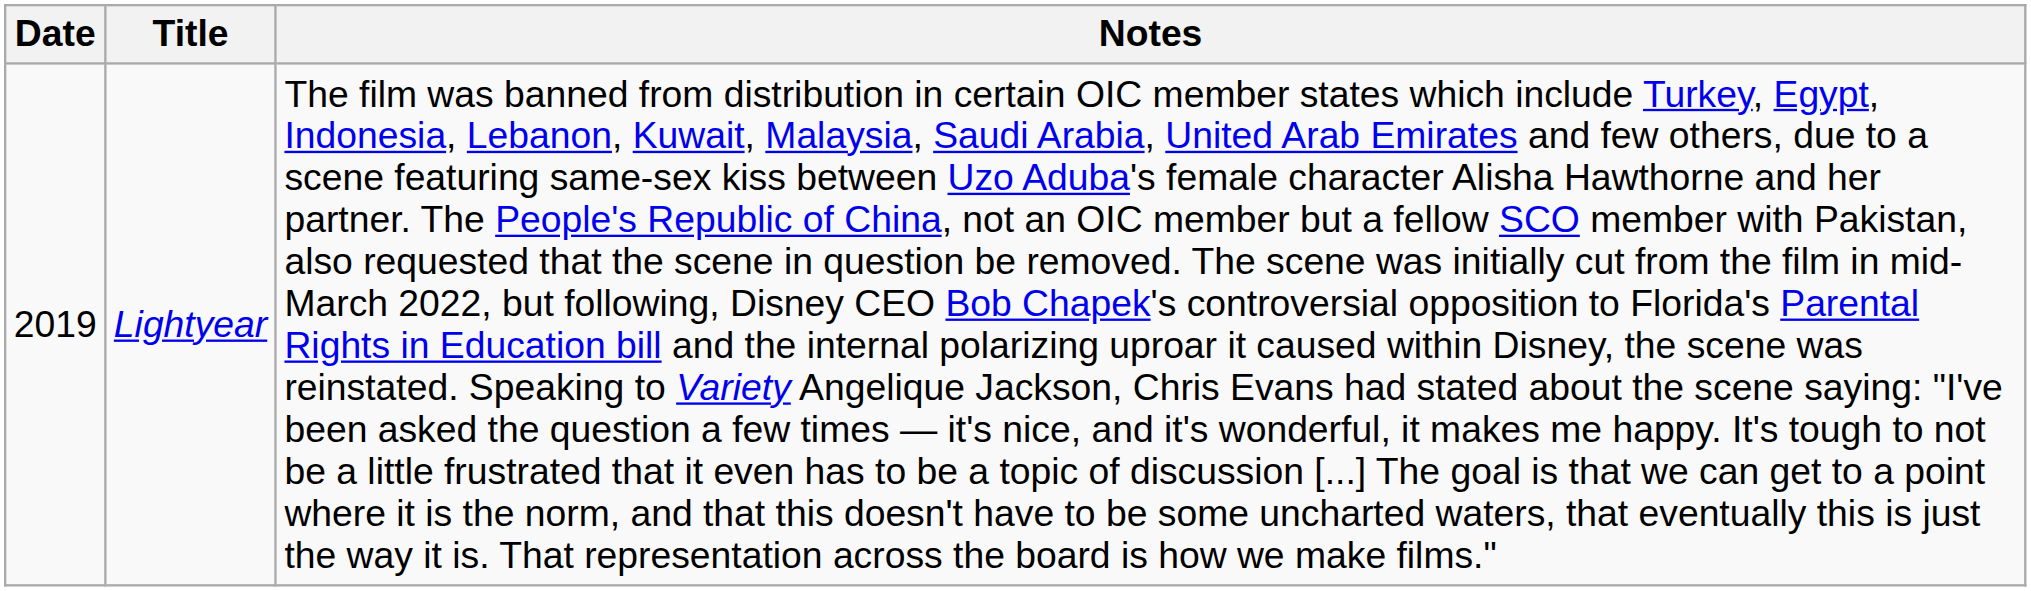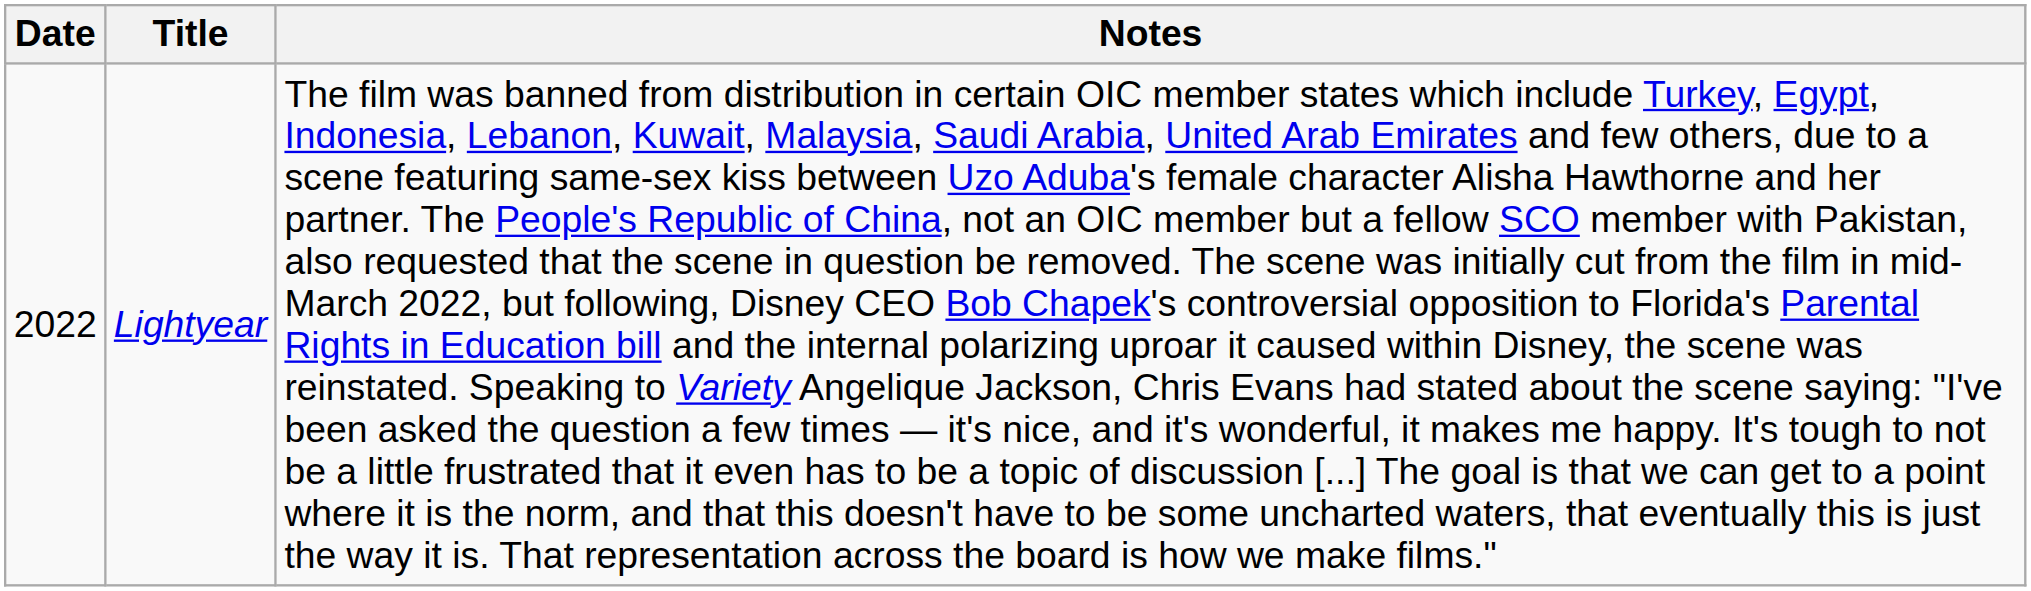(55, 323) 2019 -> (55, 323) 2022
